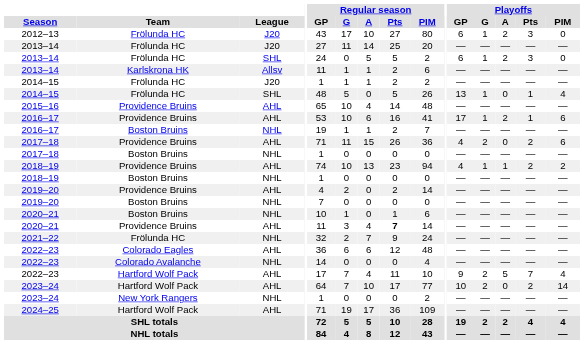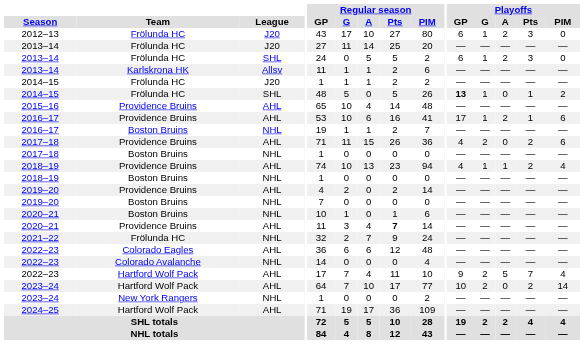(461, 94) normal -> (461, 94) bold
(563, 94) 4 -> (563, 94) 2
(563, 166) 2 -> (563, 166) 4
